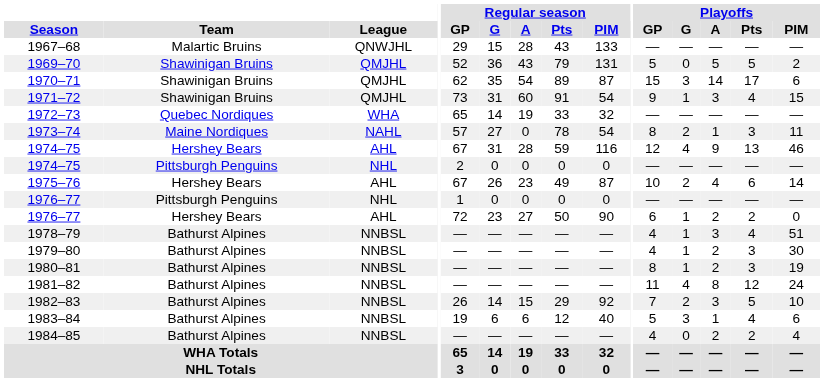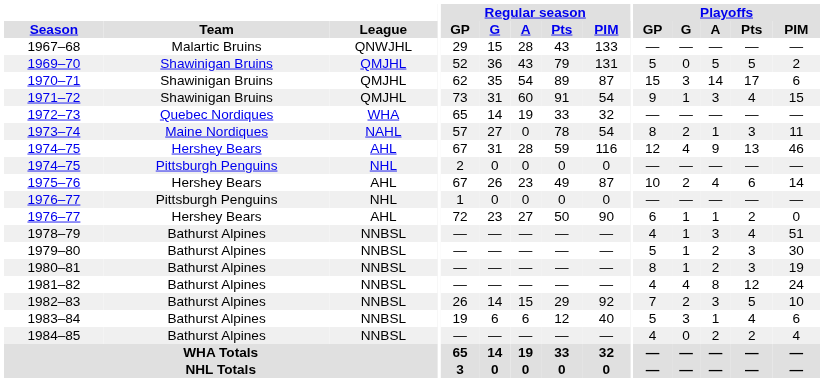(715, 216) 2 -> (715, 216) 1
(653, 250) 4 -> (653, 250) 5
(653, 284) 11 -> (653, 284) 4
